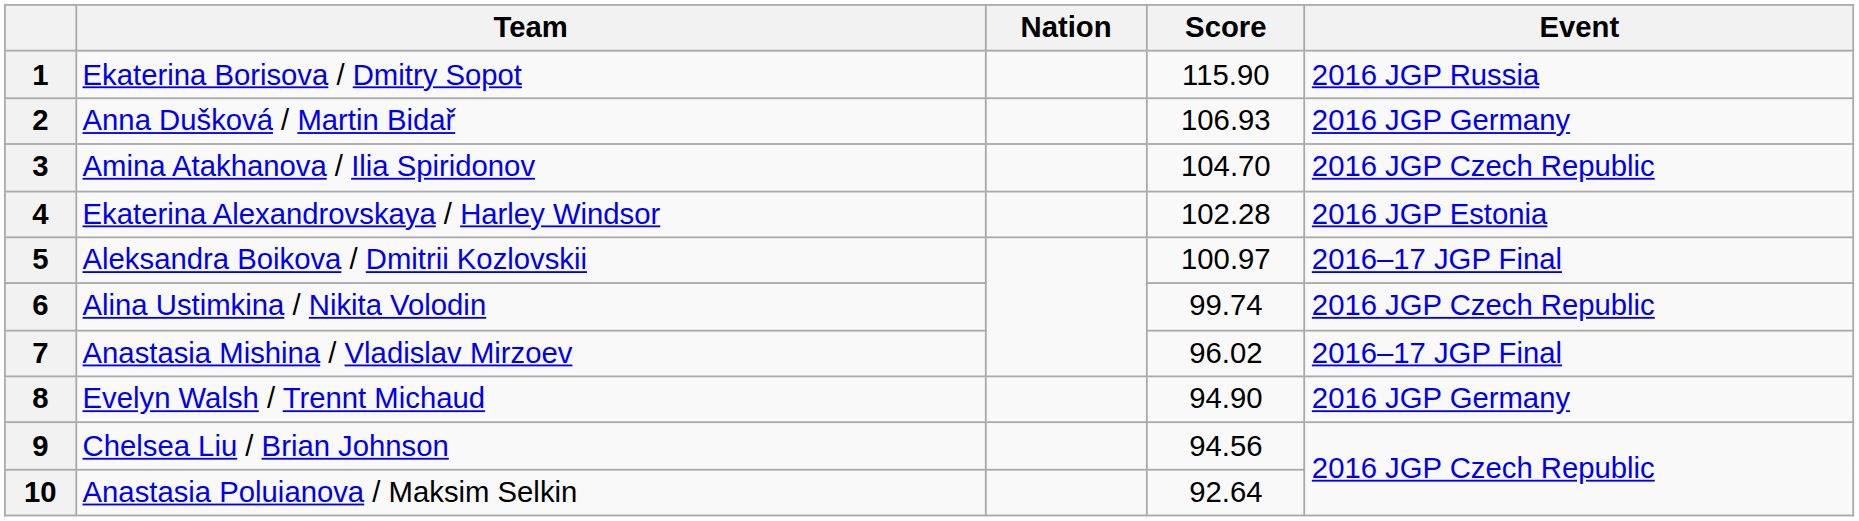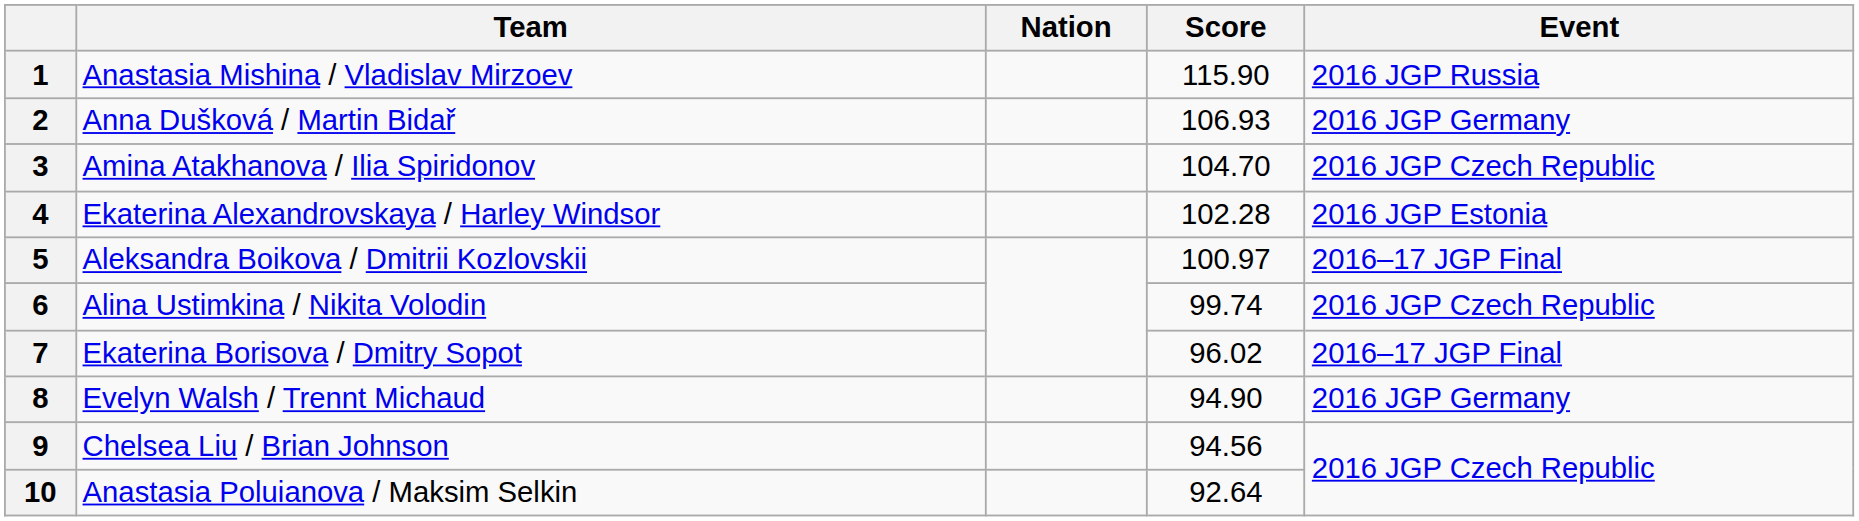(302, 74) Ekaterina Borisova / Dmitry Sopot -> (327, 74) Anastasia Mishina / Vladislav Mirzoev
(327, 352) Anastasia Mishina / Vladislav Mirzoev -> (302, 352) Ekaterina Borisova / Dmitry Sopot
